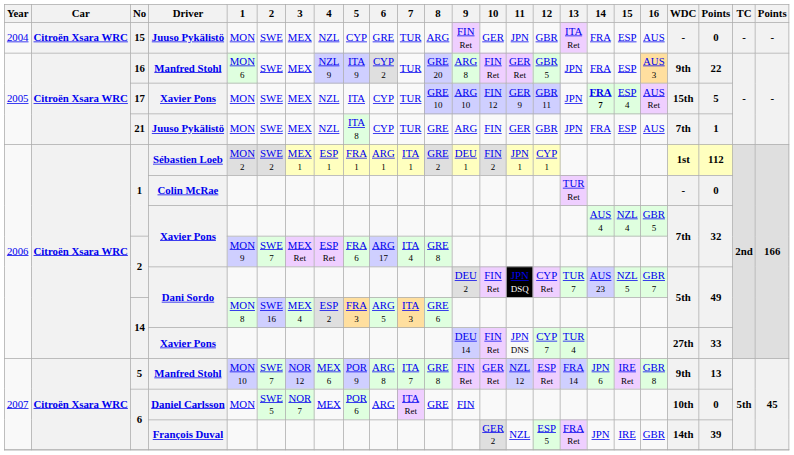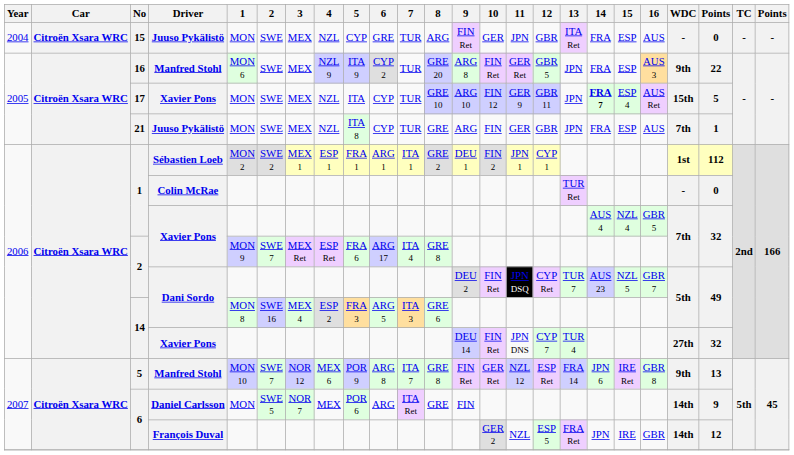(716, 343) 33 -> (716, 343) 32
(683, 404) 10th -> (683, 404) 14th
(716, 404) 0 -> (716, 404) 9
(716, 435) 39 -> (716, 435) 12
